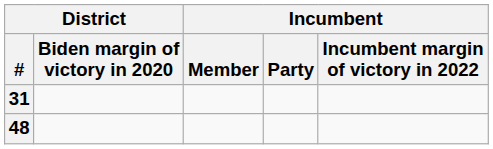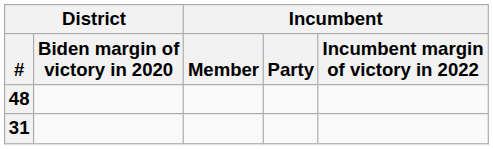rows swapped: (19, 98) <-> (19, 128)
